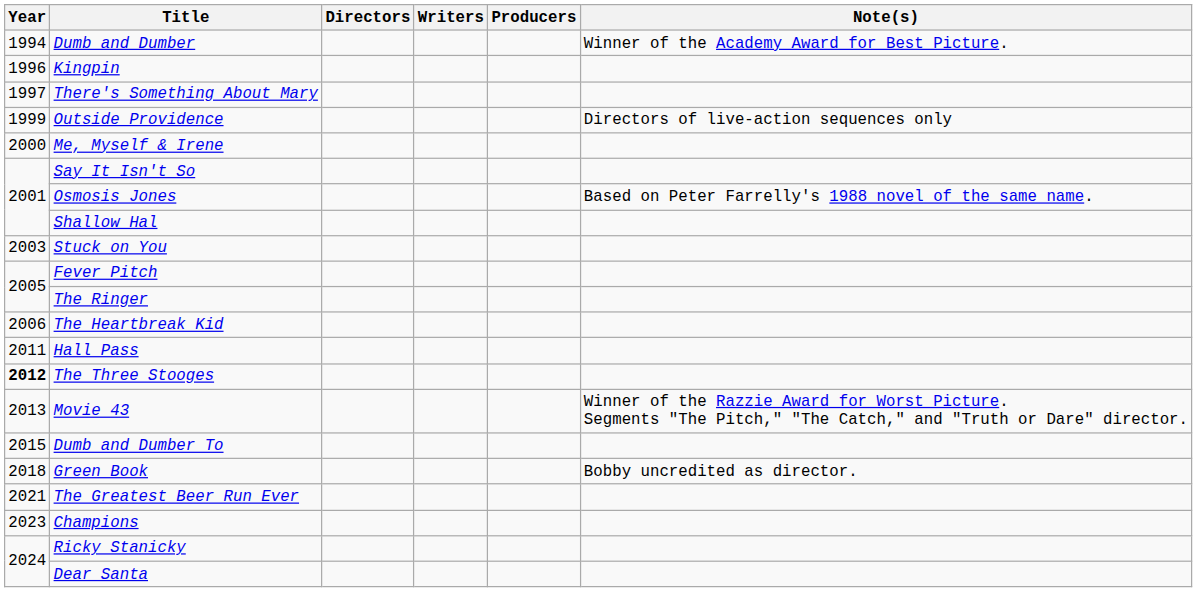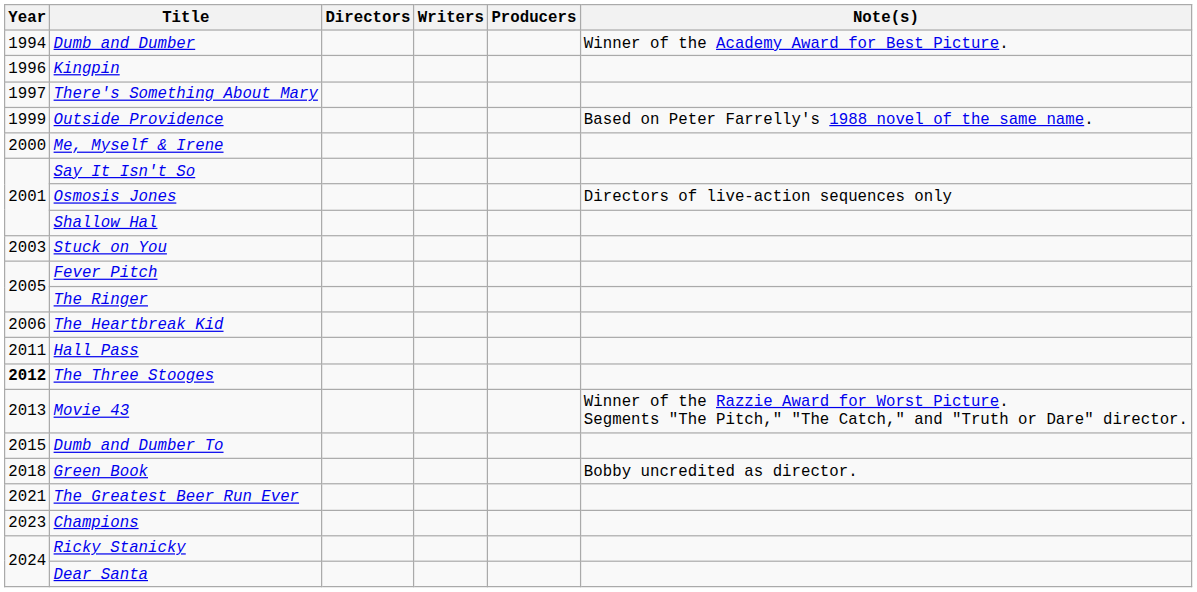(768, 120) Directors of live-action sequences only -> (839, 120) Based on Peter Farrelly's 1988 novel of the same name.
(839, 197) Based on Peter Farrelly's 1988 novel of the same name. -> (768, 197) Directors of live-action sequences only
